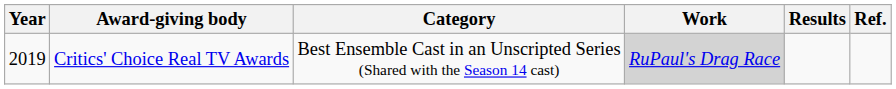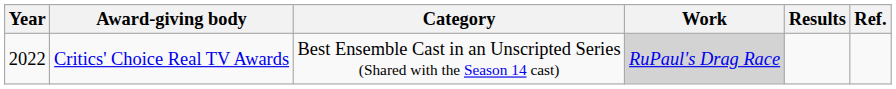(27, 58) 2019 -> (27, 58) 2022
